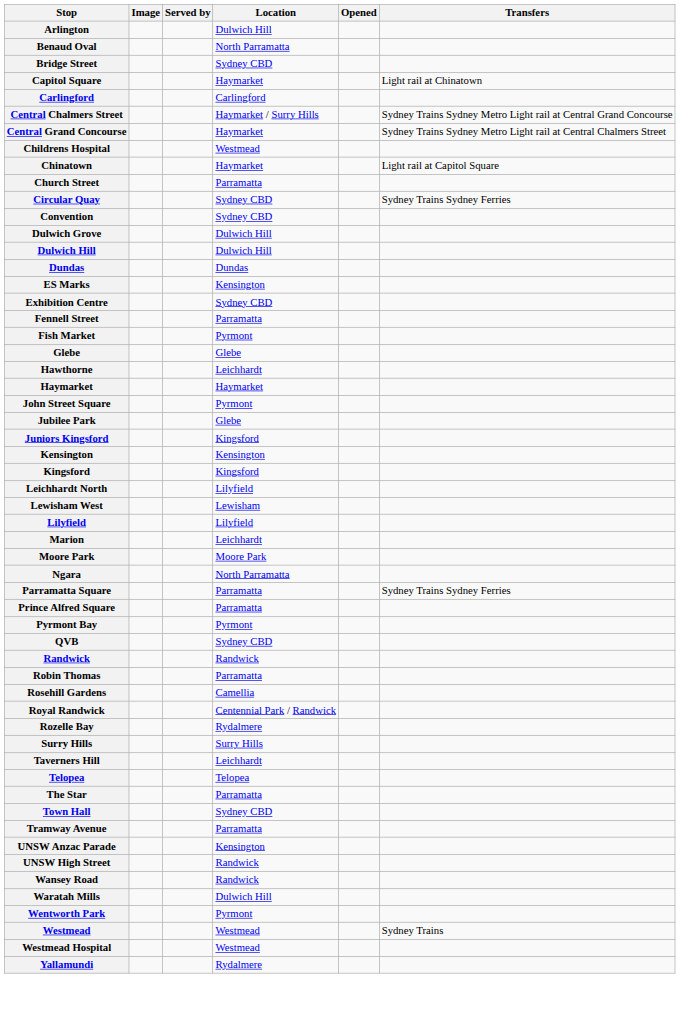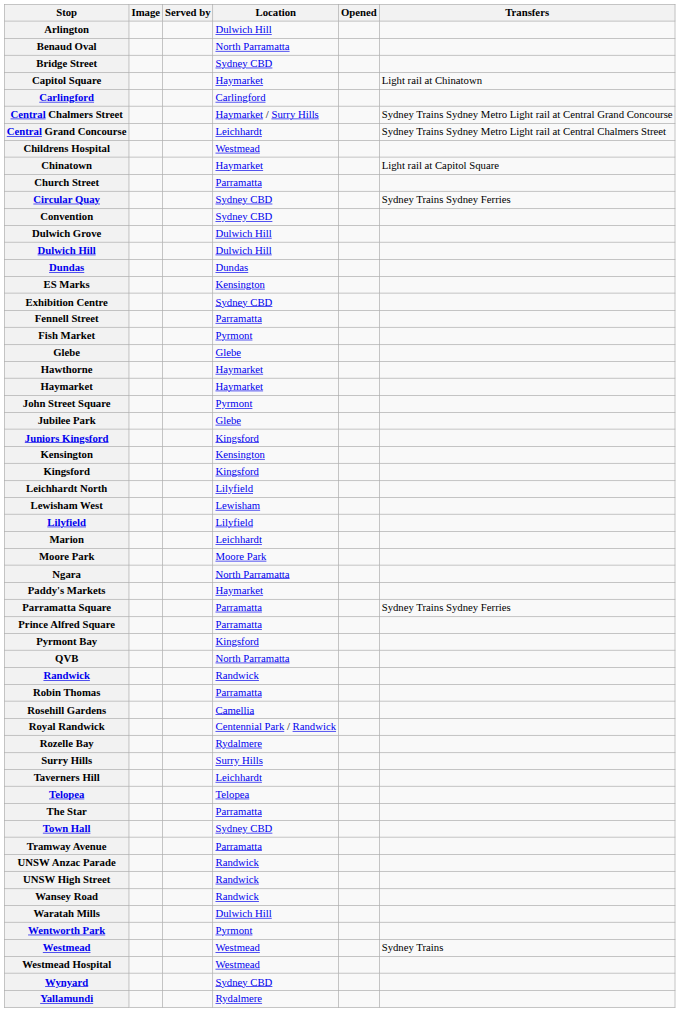(239, 132) Haymarket -> (239, 132) Leichhardt
(239, 370) Leichhardt -> (239, 370) Haymarket
+ row: (67, 591)
(234, 625) Pyrmont -> (237, 642) Kingsford
(244, 642) Sydney CBD -> (253, 659) North Parramatta
(240, 846) Kensington -> (237, 863) Randwick
+ row: (67, 982)
